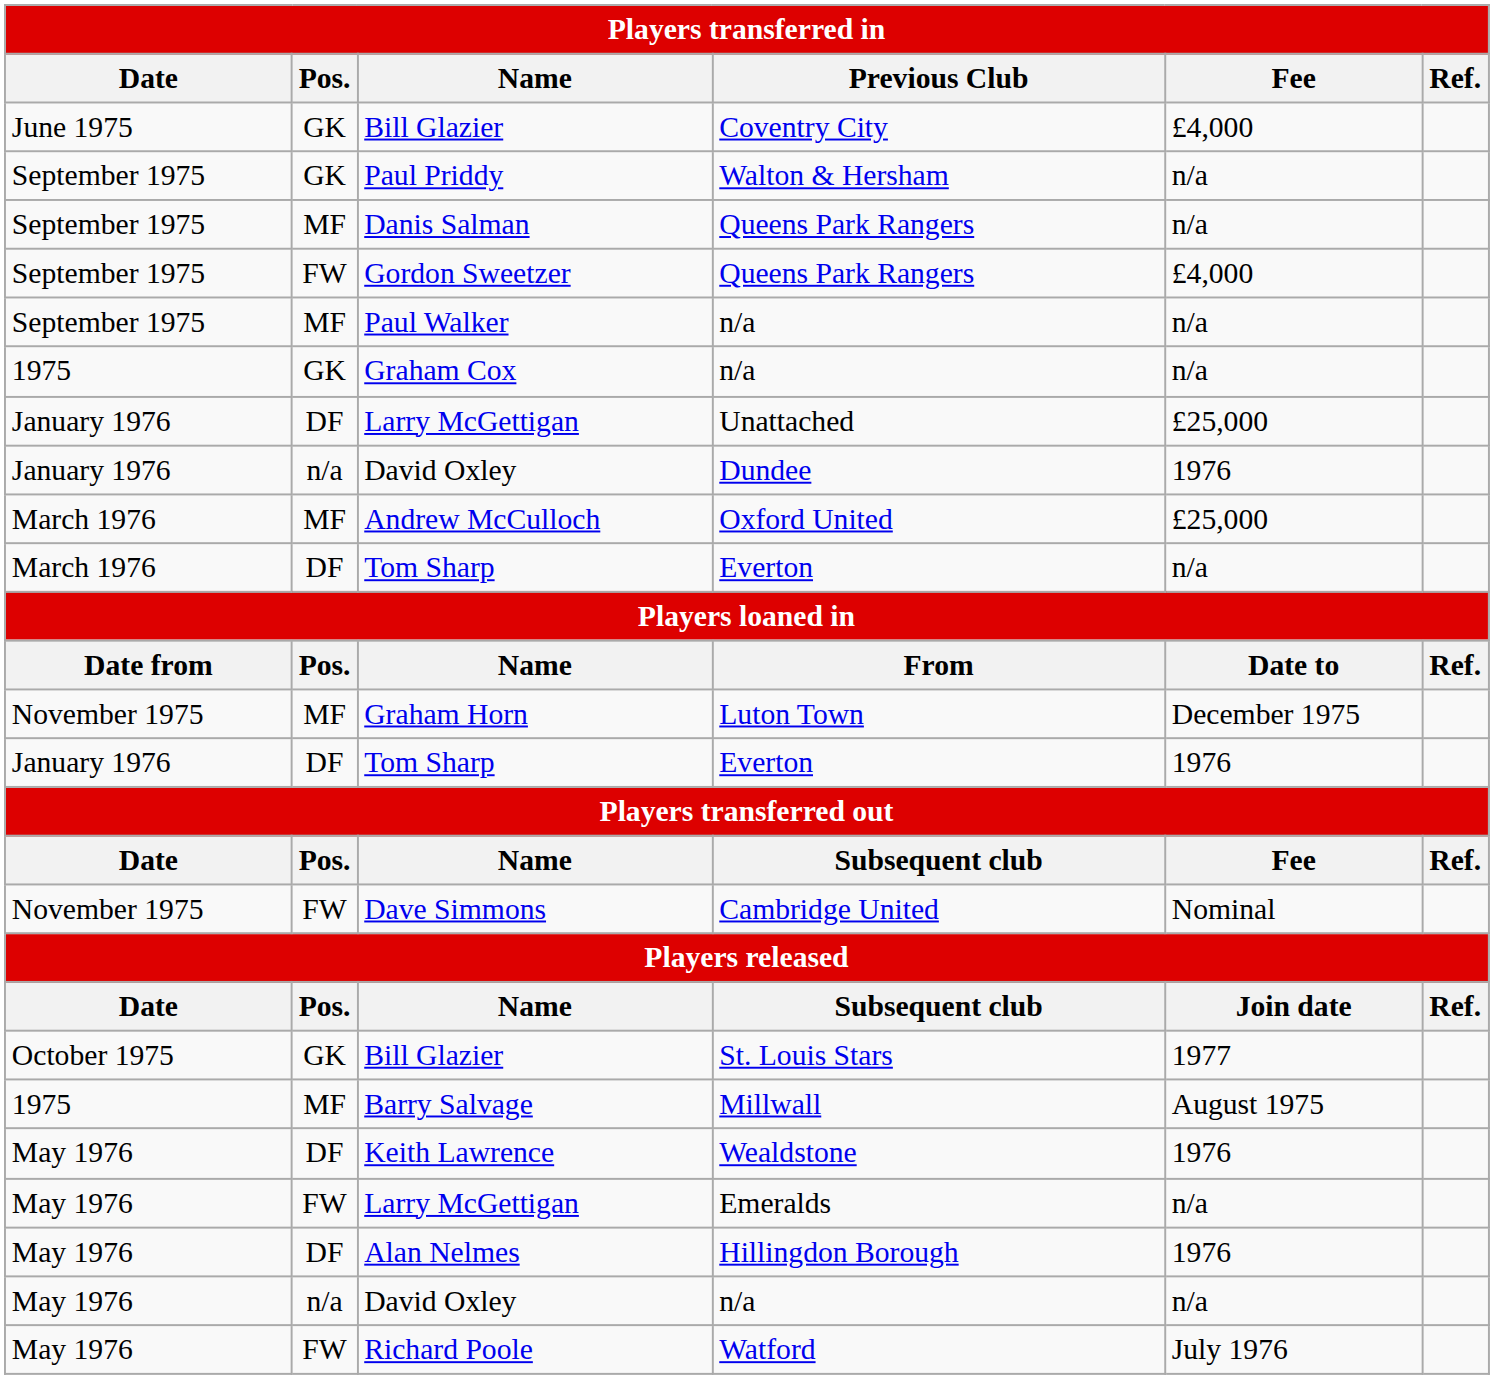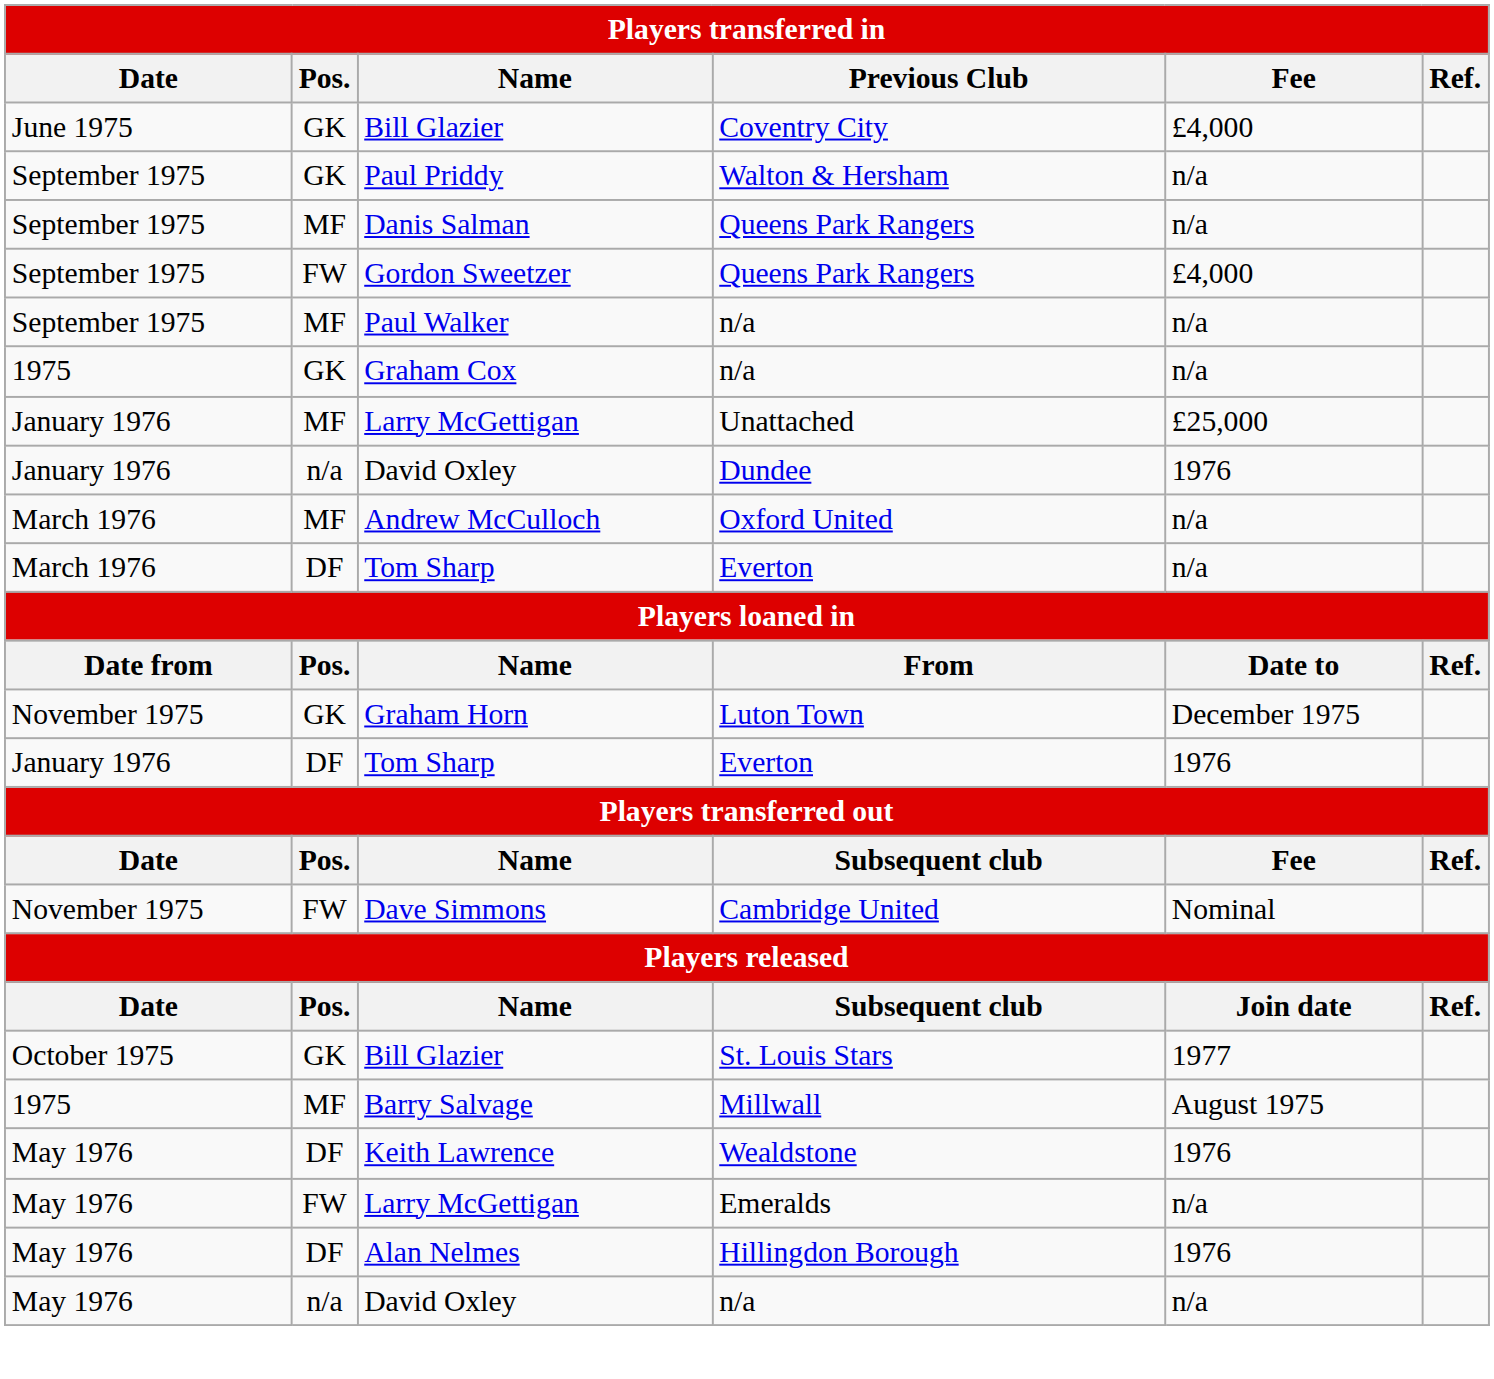(325, 420) DF -> (325, 420) MF
(1220, 517) £25,000 -> (1190, 517) n/a
(325, 713) MF -> (325, 713) GK
- row: (72, 1348)
